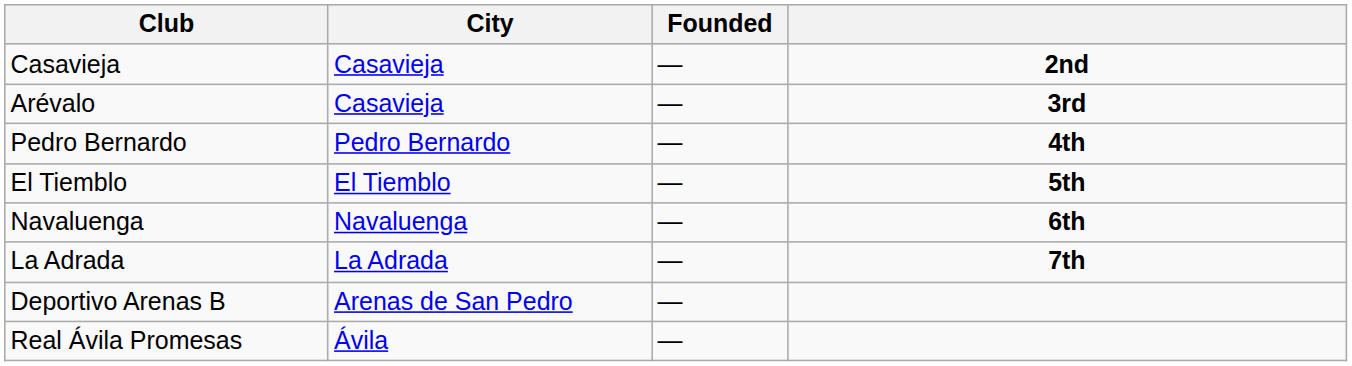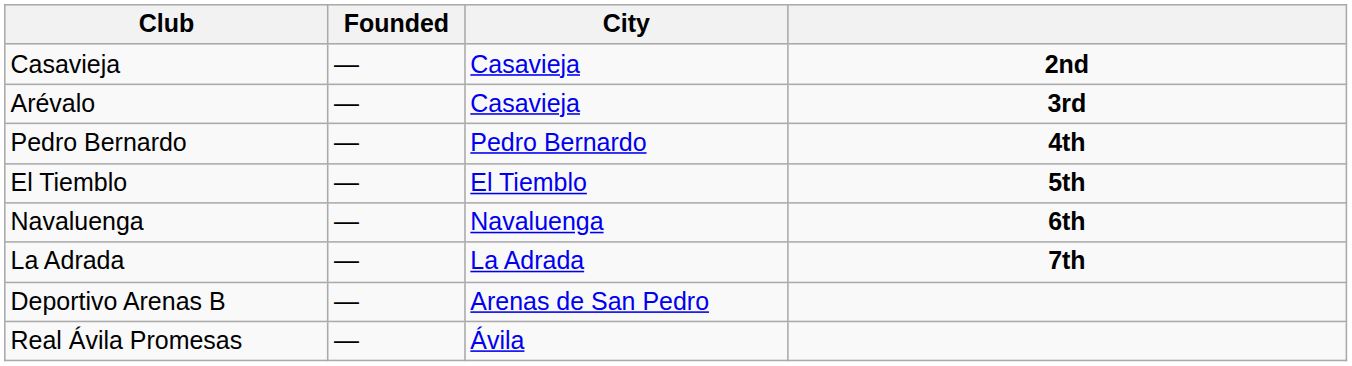columns swapped: (490, 24) <-> (720, 24)
